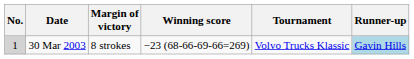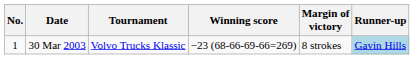columns swapped: (302, 20) <-> (115, 20)
(15, 45) lightgrey background -> (15, 45) no background
